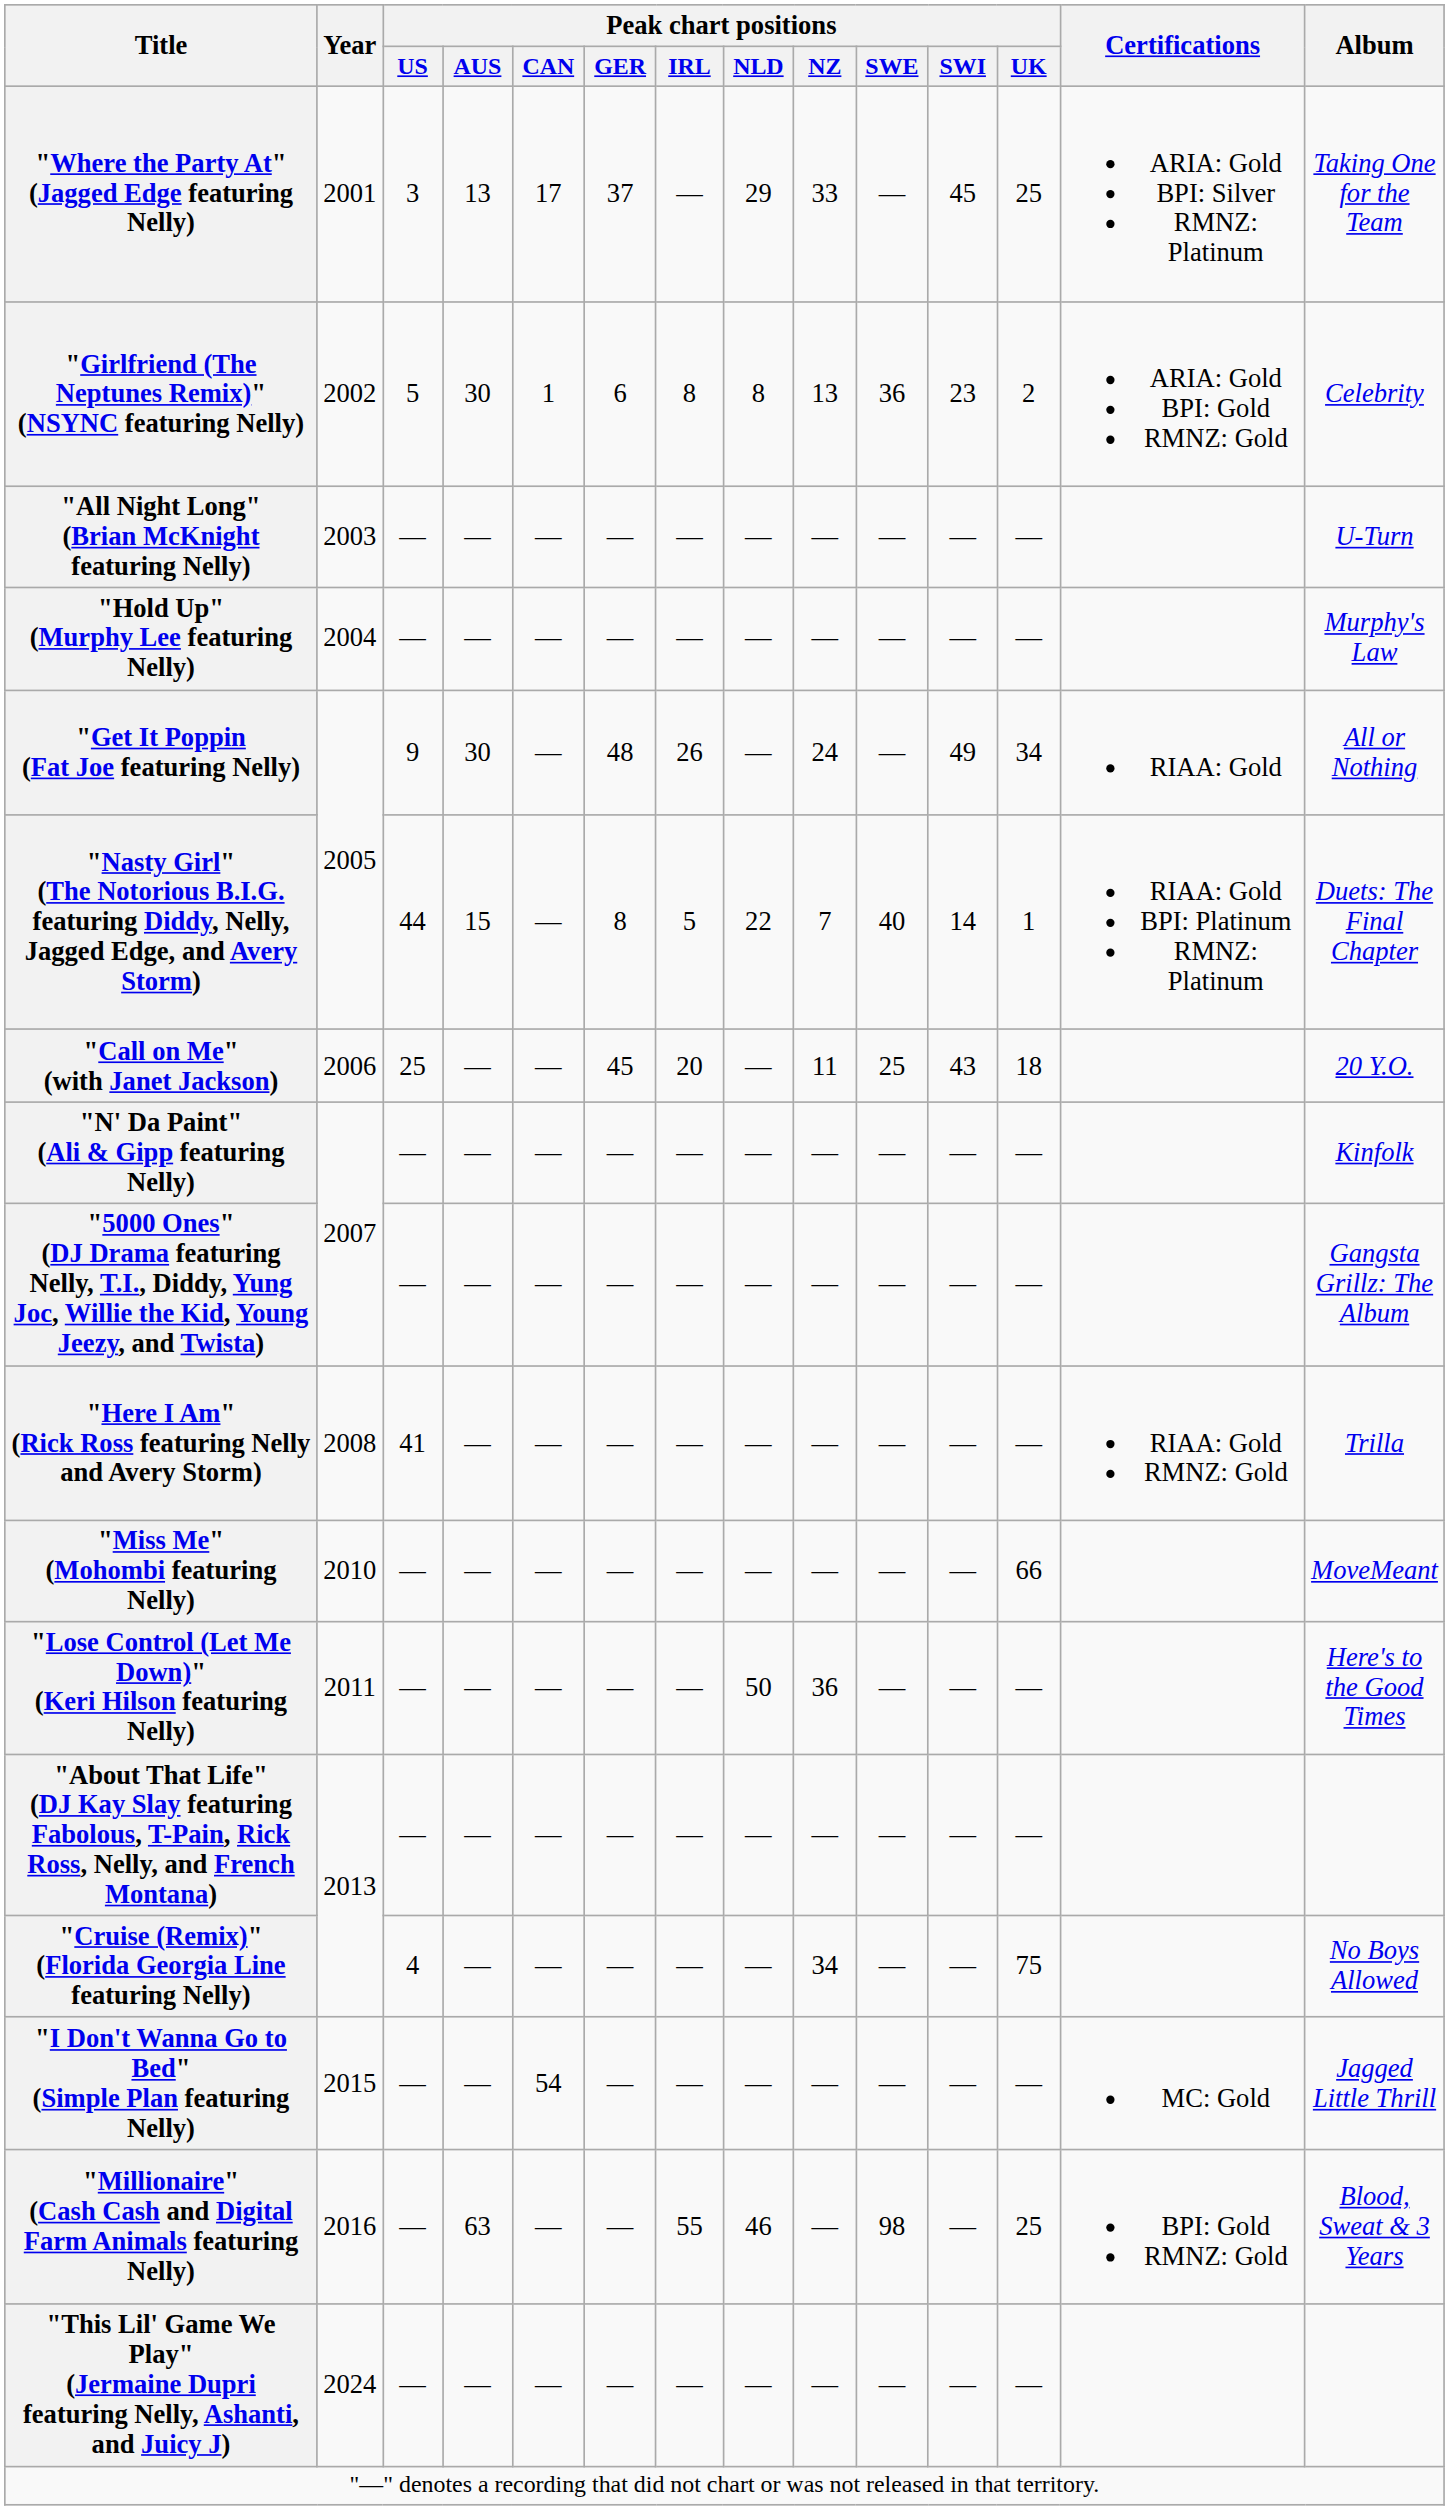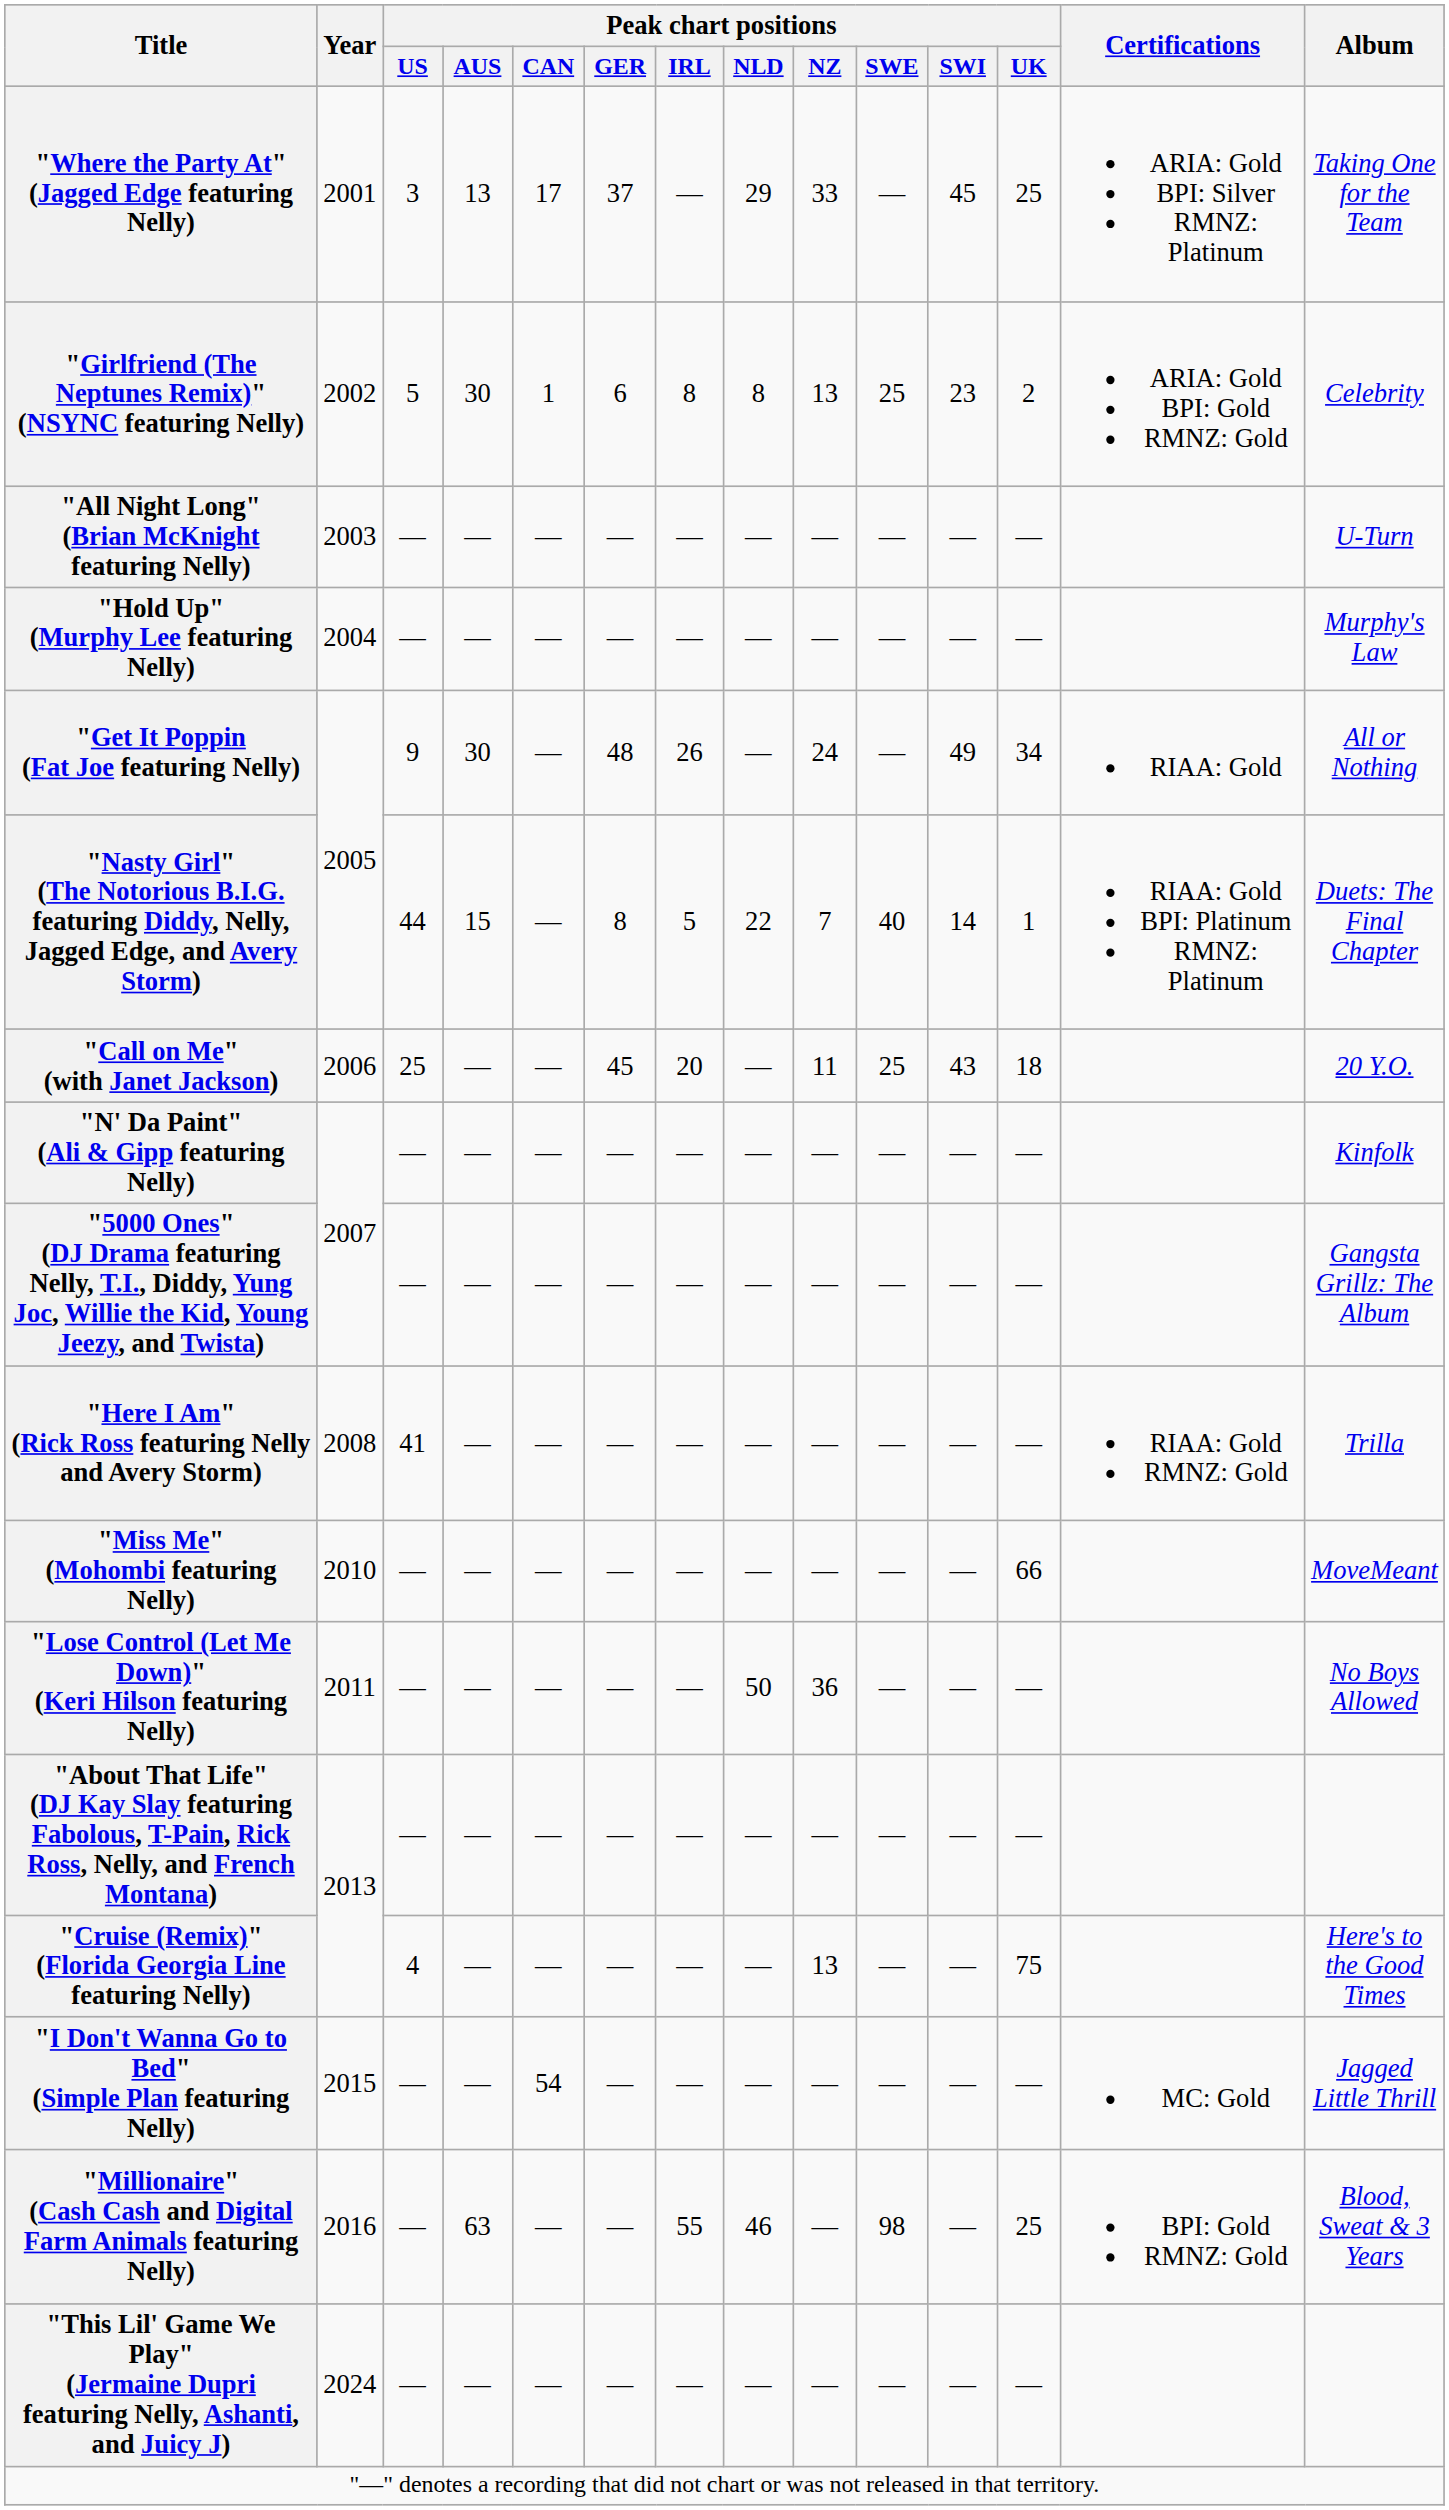(892, 393) 36 -> (892, 393) 25
(1374, 1687) Here's to the Good Times -> (1375, 1687) No Boys Allowed
(825, 1966) 34 -> (825, 1966) 13
(1375, 1966) No Boys Allowed -> (1374, 1966) Here's to the Good Times
